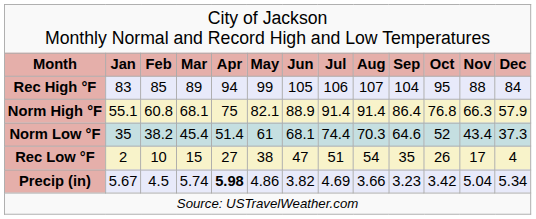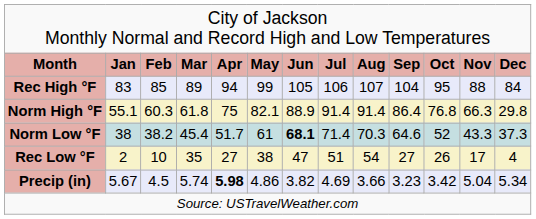(159, 111) 60.8 -> (159, 111) 60.3
(194, 111) 68.1 -> (194, 111) 61.8
(513, 111) 57.9 -> (513, 111) 29.8
(123, 134) 35 -> (123, 134) 38
(229, 134) 51.4 -> (229, 134) 51.7
(300, 134) normal -> (300, 134) bold
(336, 134) 74.4 -> (336, 134) 71.4
(478, 134) 43.4 -> (478, 134) 43.3
(194, 157) 15 -> (194, 157) 35
(407, 157) 35 -> (407, 157) 27
